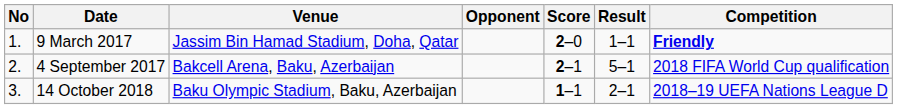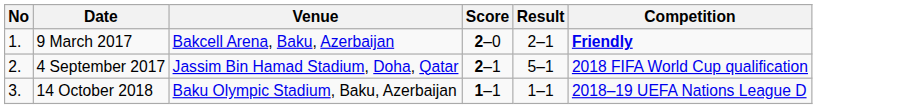- column: (503, 16)
(316, 41) Jassim Bin Hamad Stadium, Doha, Qatar -> (283, 41) Bakcell Arena, Baku, Azerbaijan
(622, 41) 1–1 -> (541, 41) 2–1
(283, 66) Bakcell Arena, Baku, Azerbaijan -> (316, 66) Jassim Bin Hamad Stadium, Doha, Qatar
(622, 90) 2–1 -> (541, 90) 1–1
